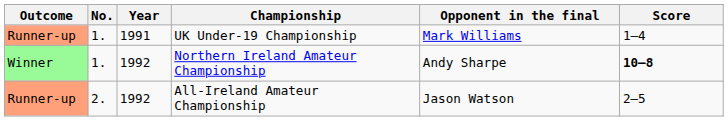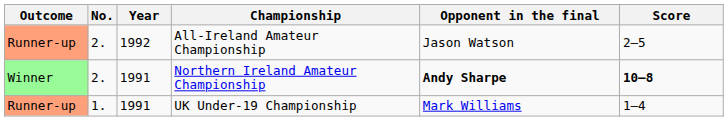rows swapped: (265, 35) <-> (247, 98)
(99, 63) 1. -> (99, 78) 2.
(135, 63) 1992 -> (135, 78) 1991
(465, 63) normal -> (465, 78) bold
